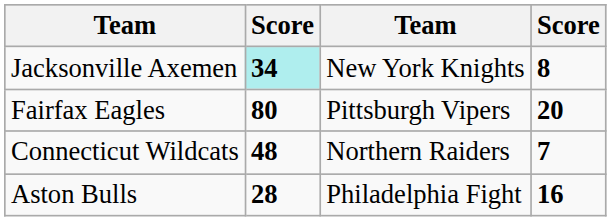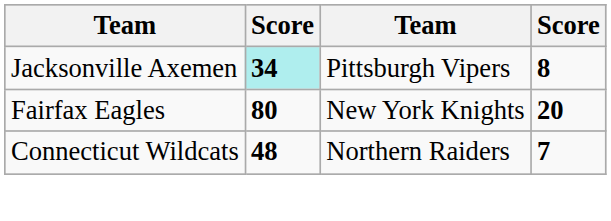(425, 67) New York Knights -> (418, 67) Pittsburgh Vipers
(418, 109) Pittsburgh Vipers -> (425, 109) New York Knights
- row: (74, 194)
